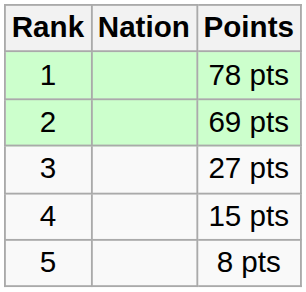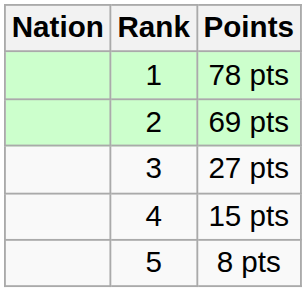columns swapped: (48, 27) <-> (144, 27)
